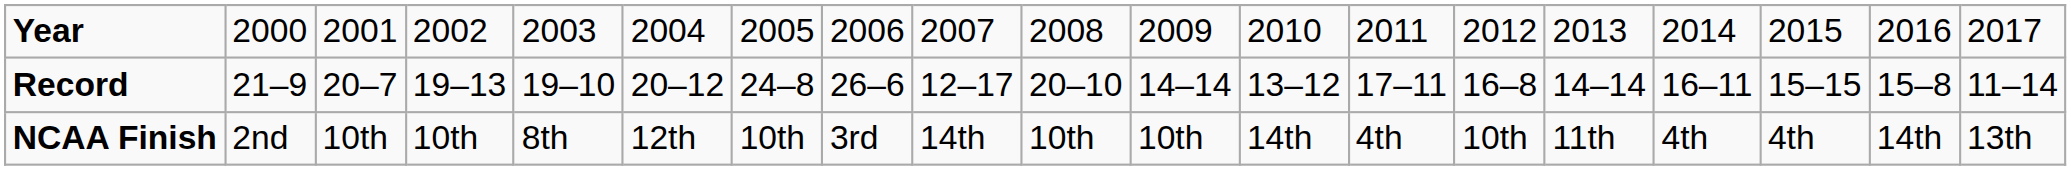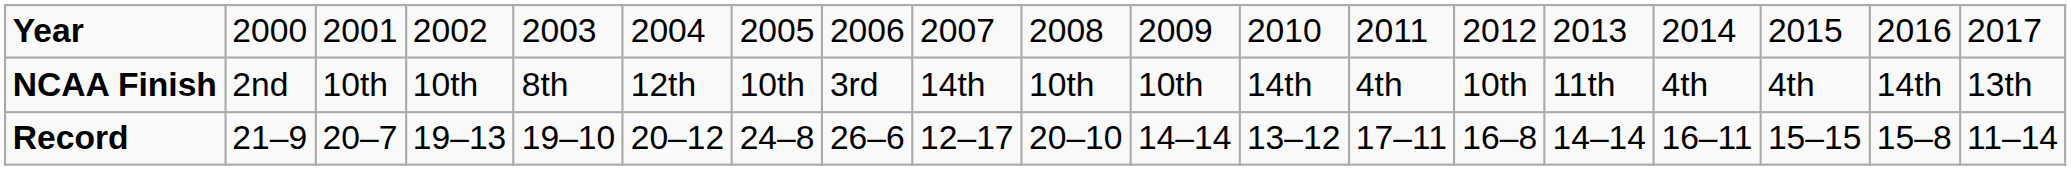rows swapped: (71, 84) <-> (115, 137)
